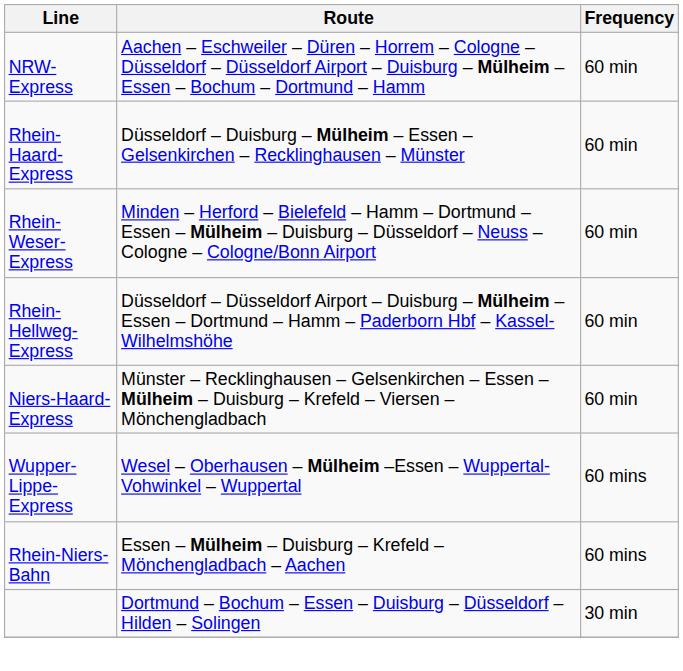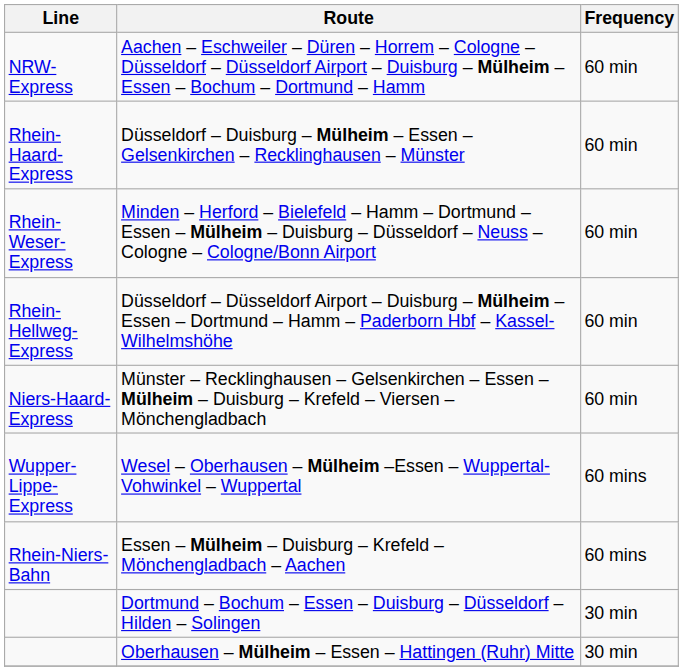+ row: (348, 651)
